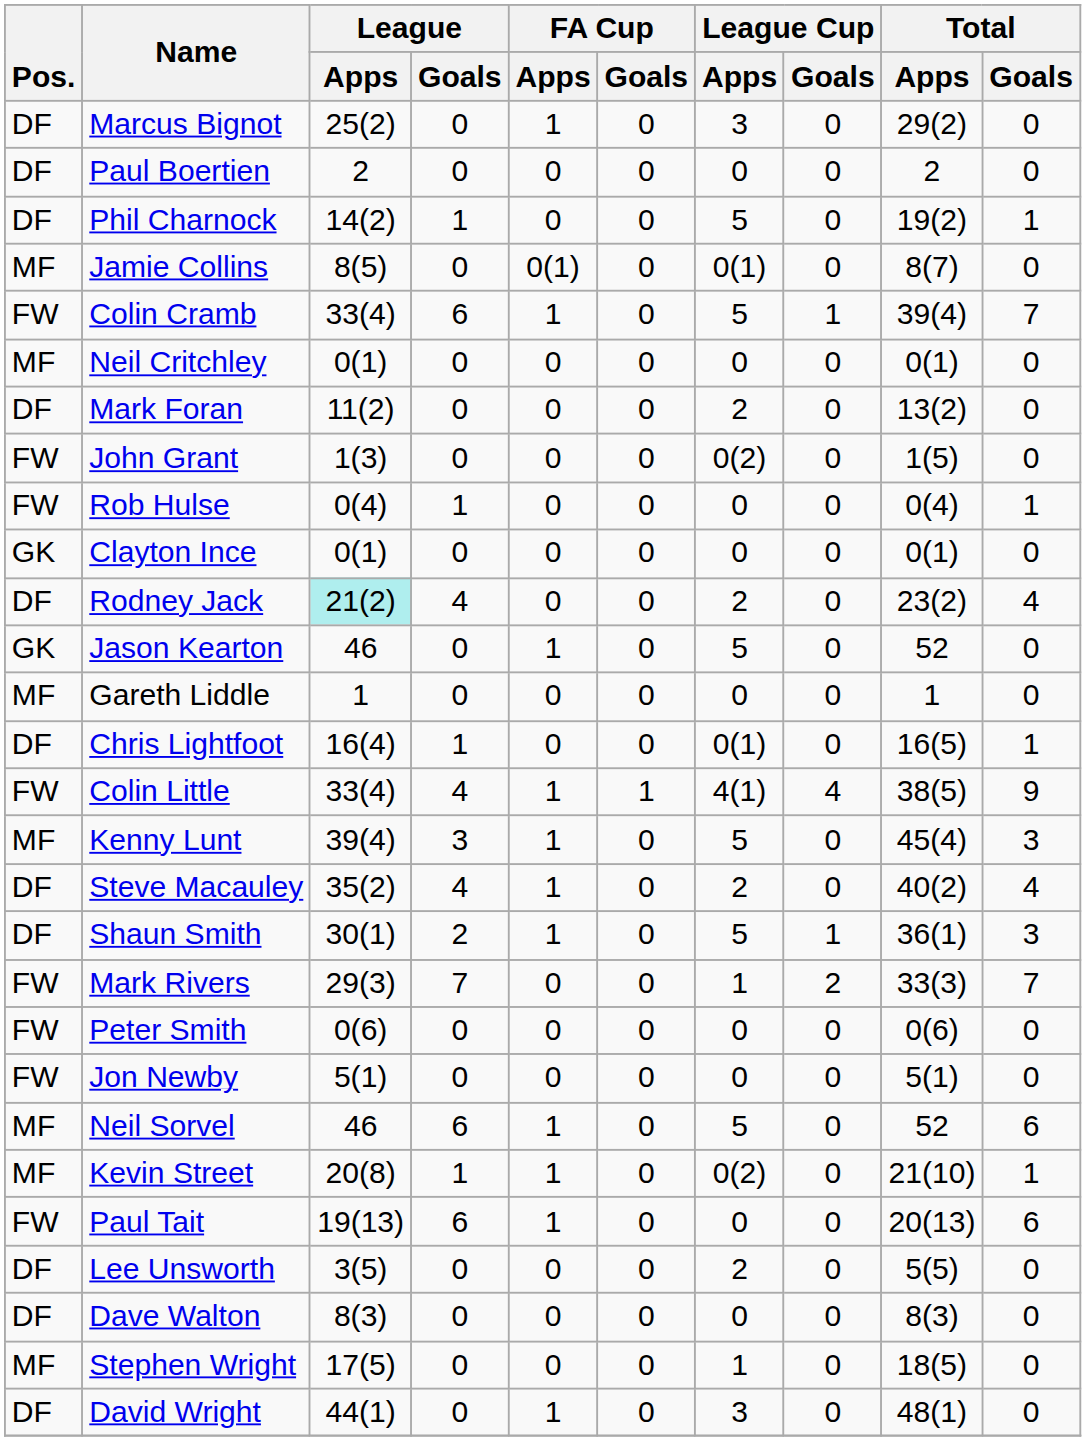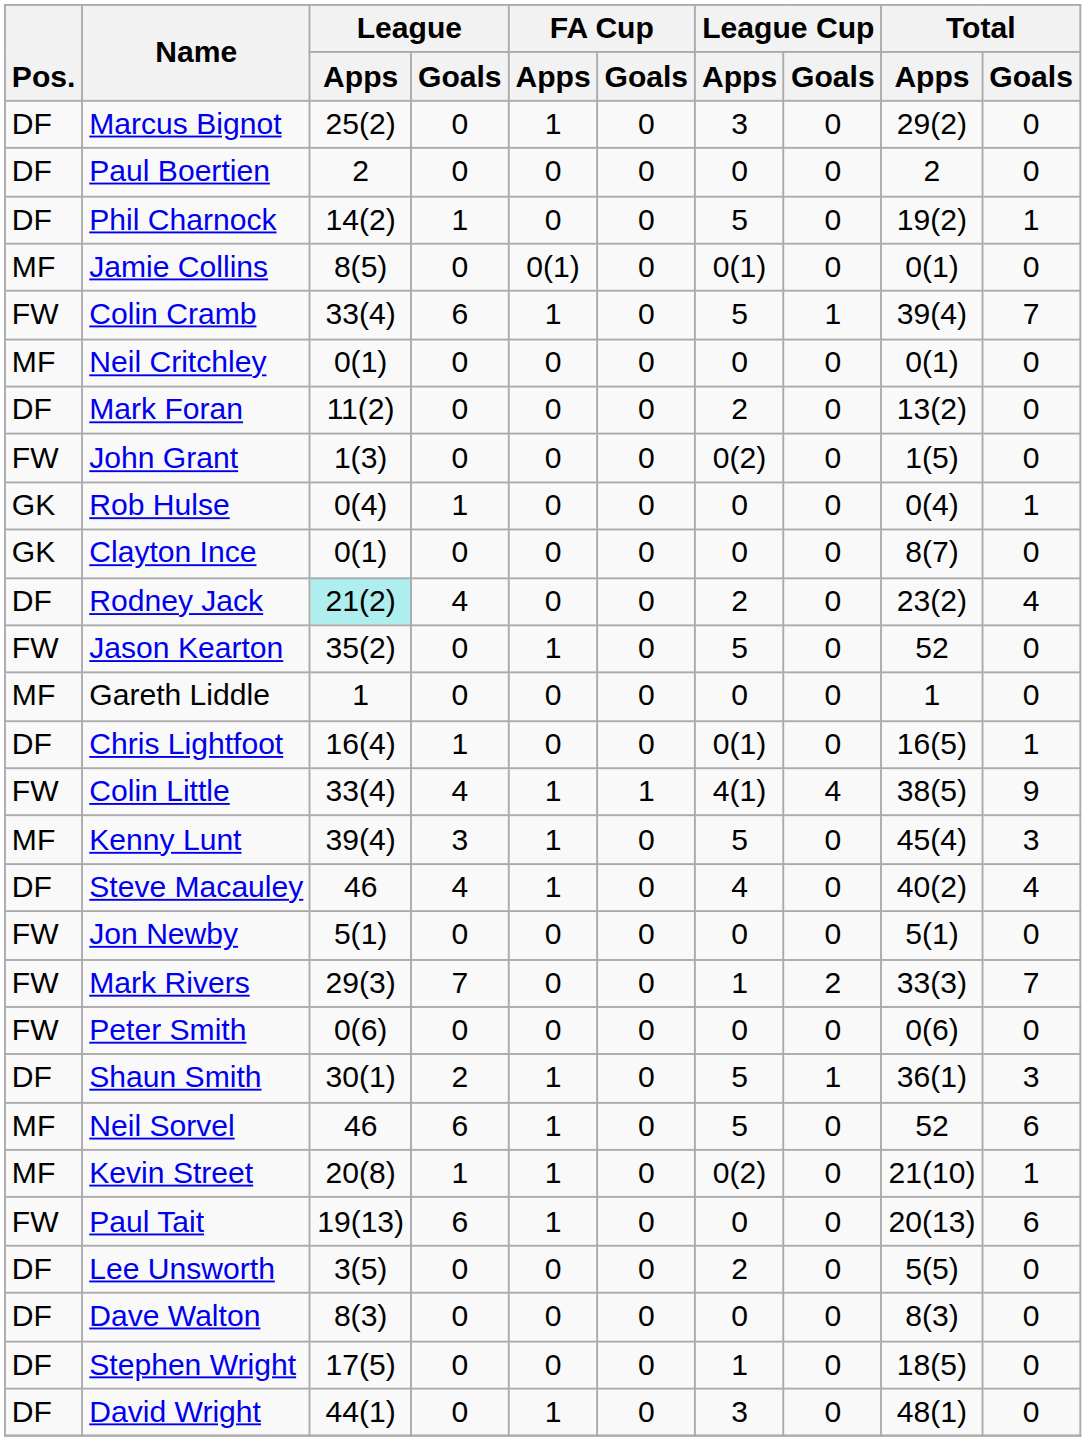(932, 266) 8(7) -> (932, 266) 0(1)
(35, 505) FW -> (34, 505) GK
(932, 553) 0(1) -> (932, 553) 8(7)
(34, 648) GK -> (35, 648) FW
(361, 648) 46 -> (361, 648) 35(2)
(361, 887) 35(2) -> (361, 887) 46
(740, 887) 2 -> (740, 887) 4
rows swapped: (164, 1077) <-> (175, 934)
(34, 1364) MF -> (32, 1364) DF
